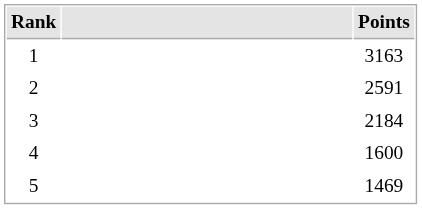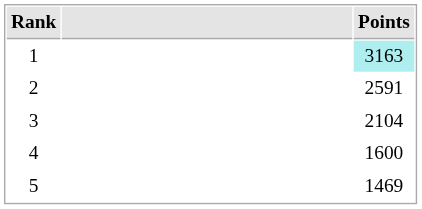(384, 55) no background -> (384, 55) paleturquoise background
(384, 120) 2184 -> (384, 120) 2104
